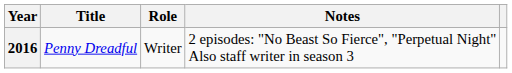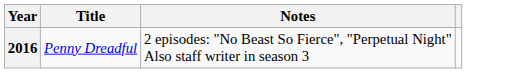- column: (163, 16)
